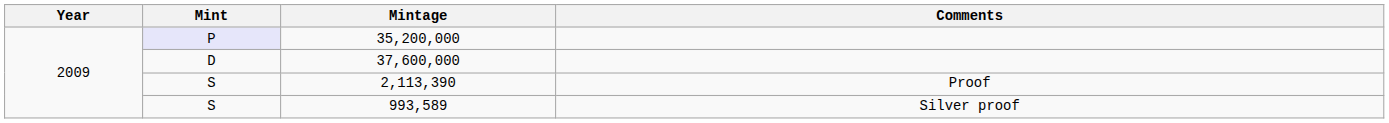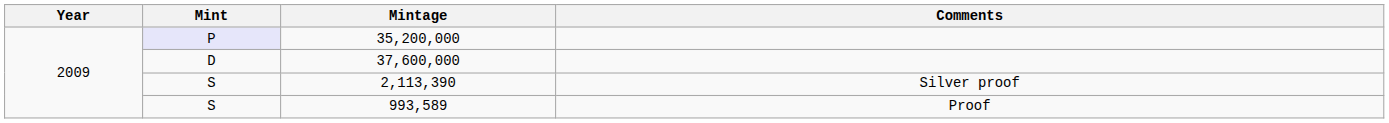(970, 84) Proof -> (970, 84) Silver proof
(970, 107) Silver proof -> (970, 107) Proof
